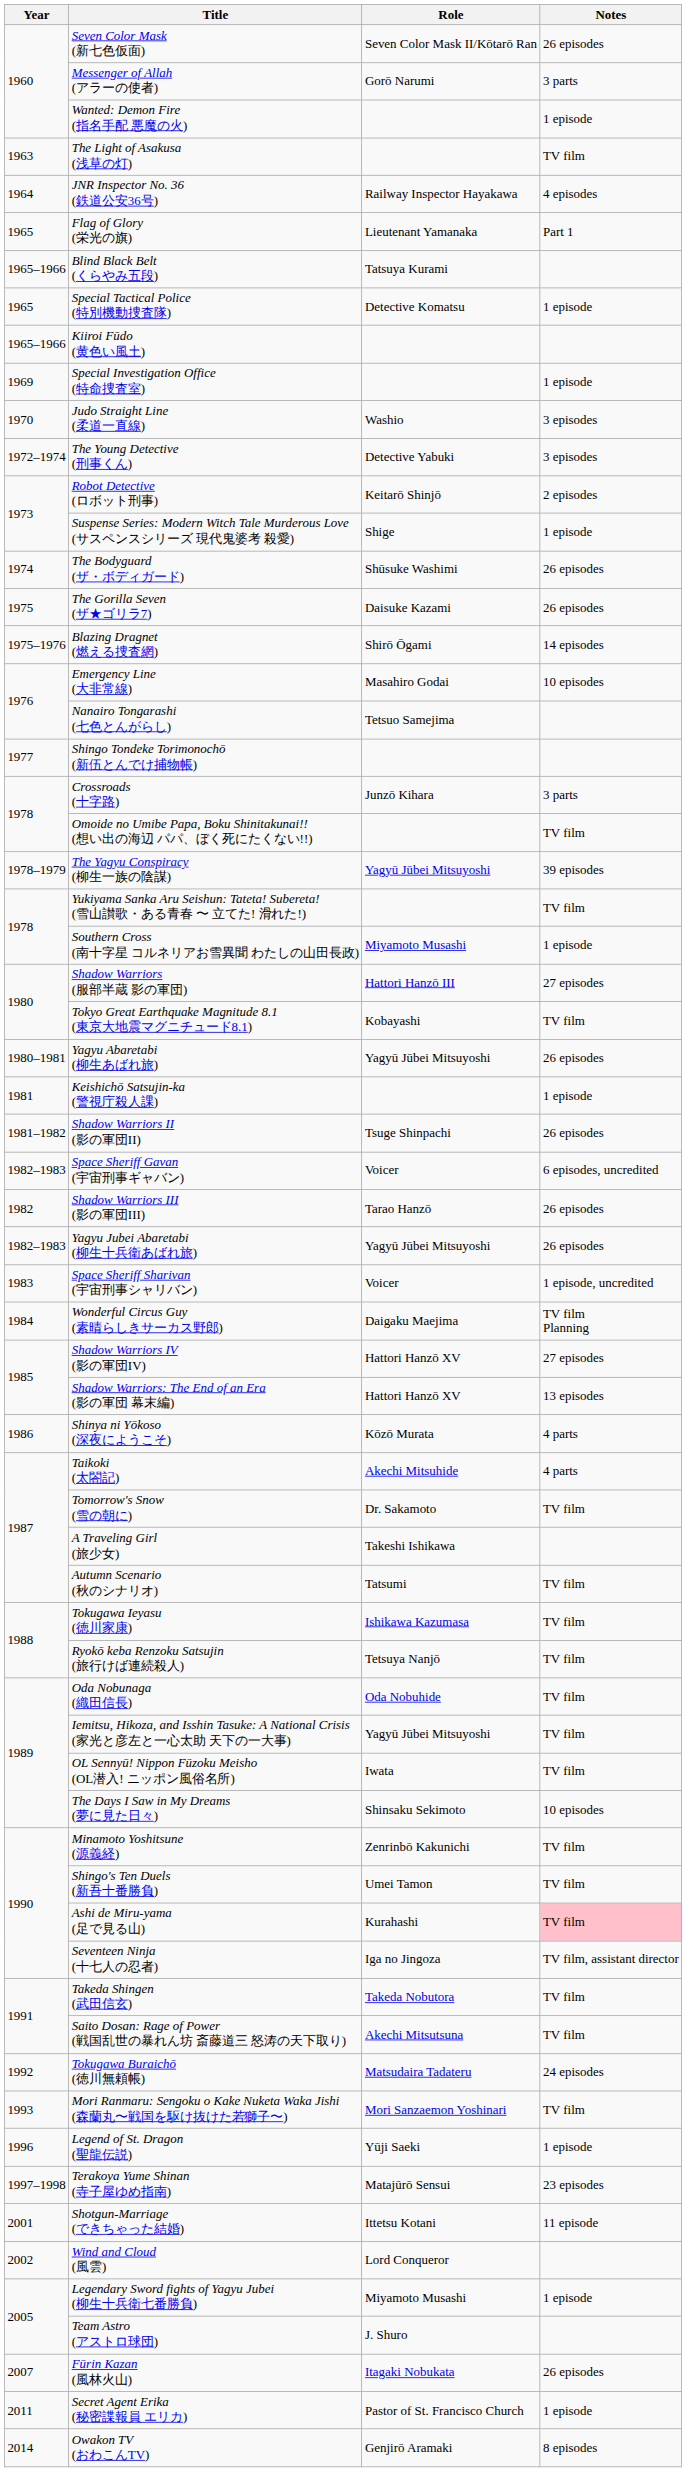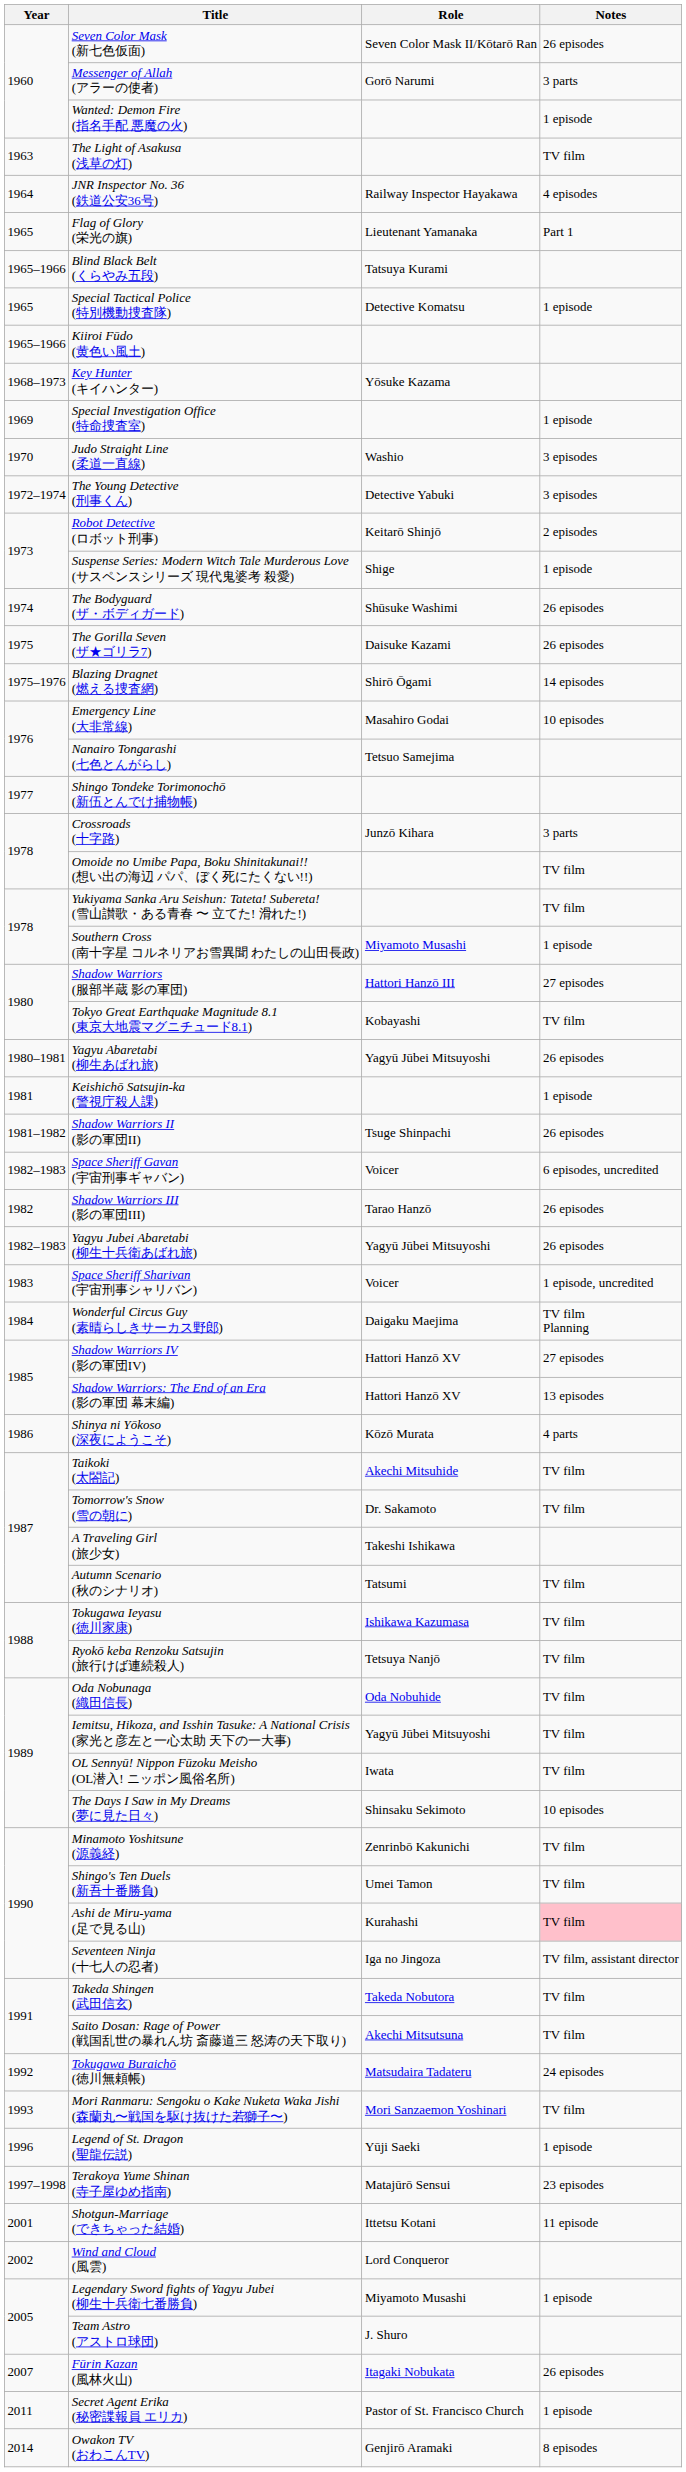+ row: (115, 381)
- row: (130, 869)
(560, 1471) 4 parts -> (564, 1471) TV film
